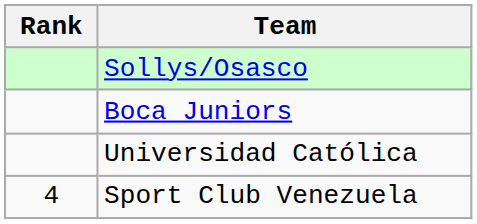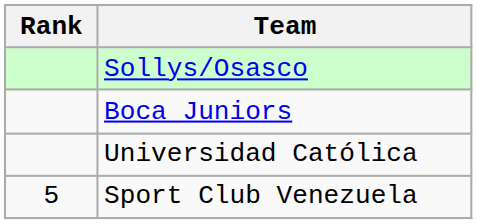(51, 197) 4 -> (51, 197) 5
